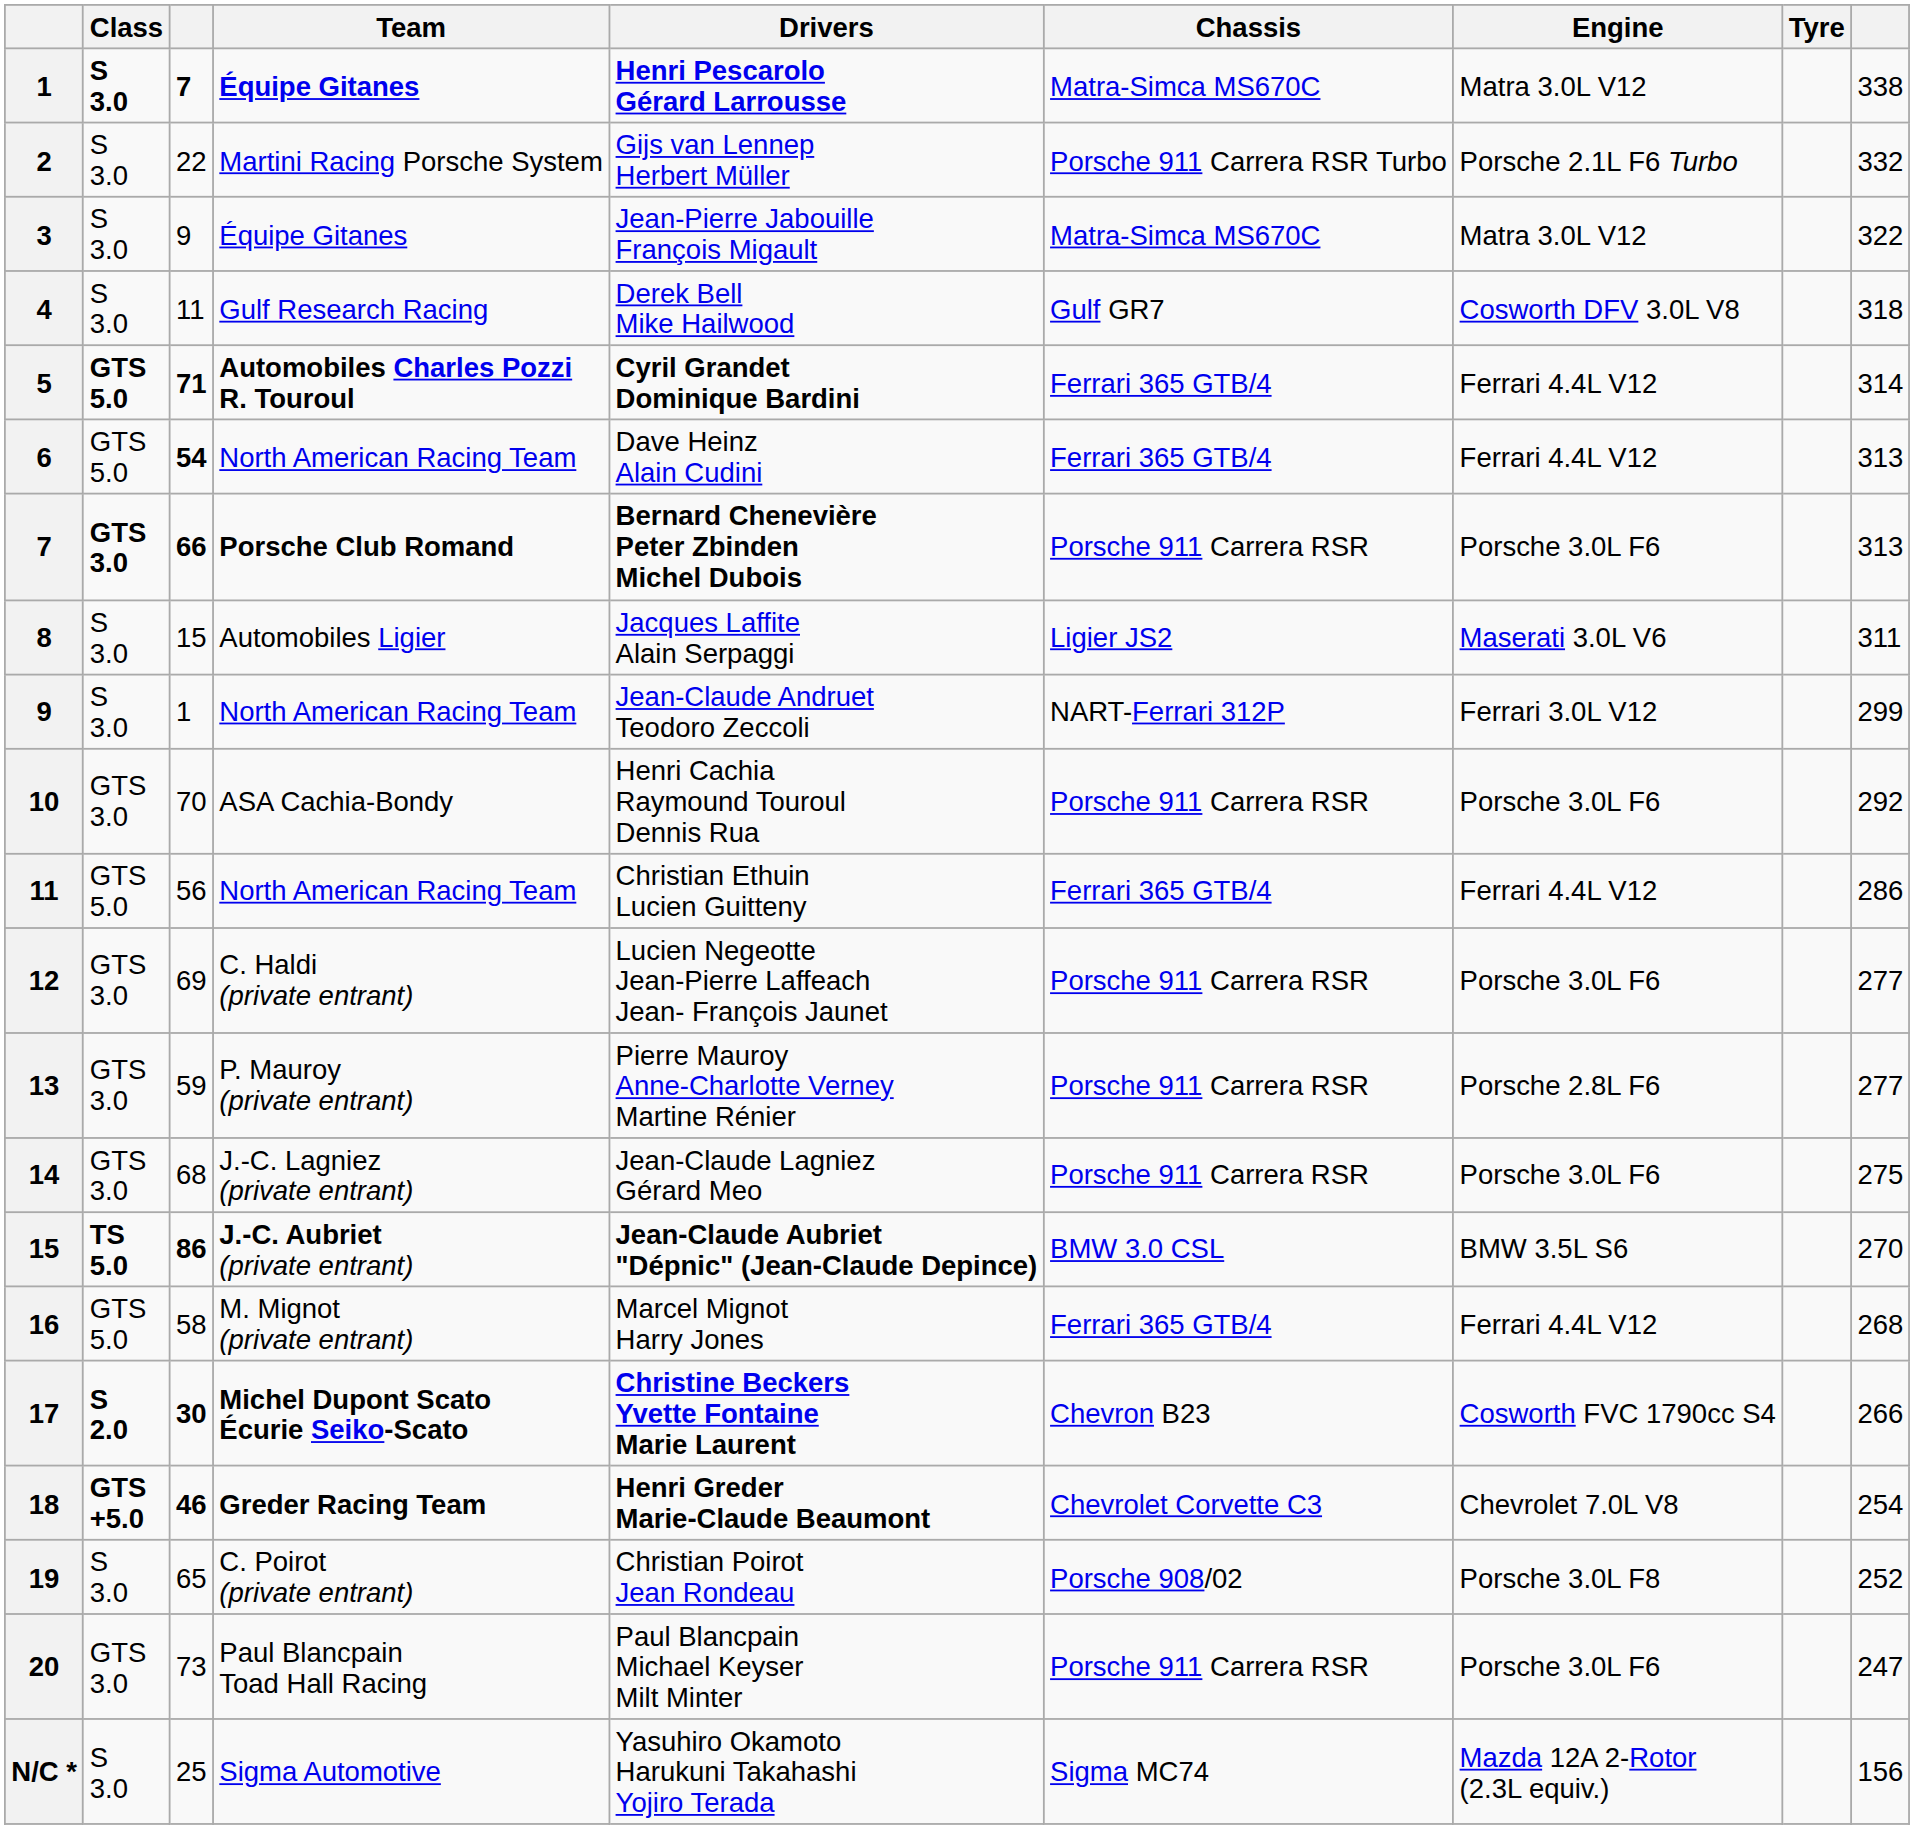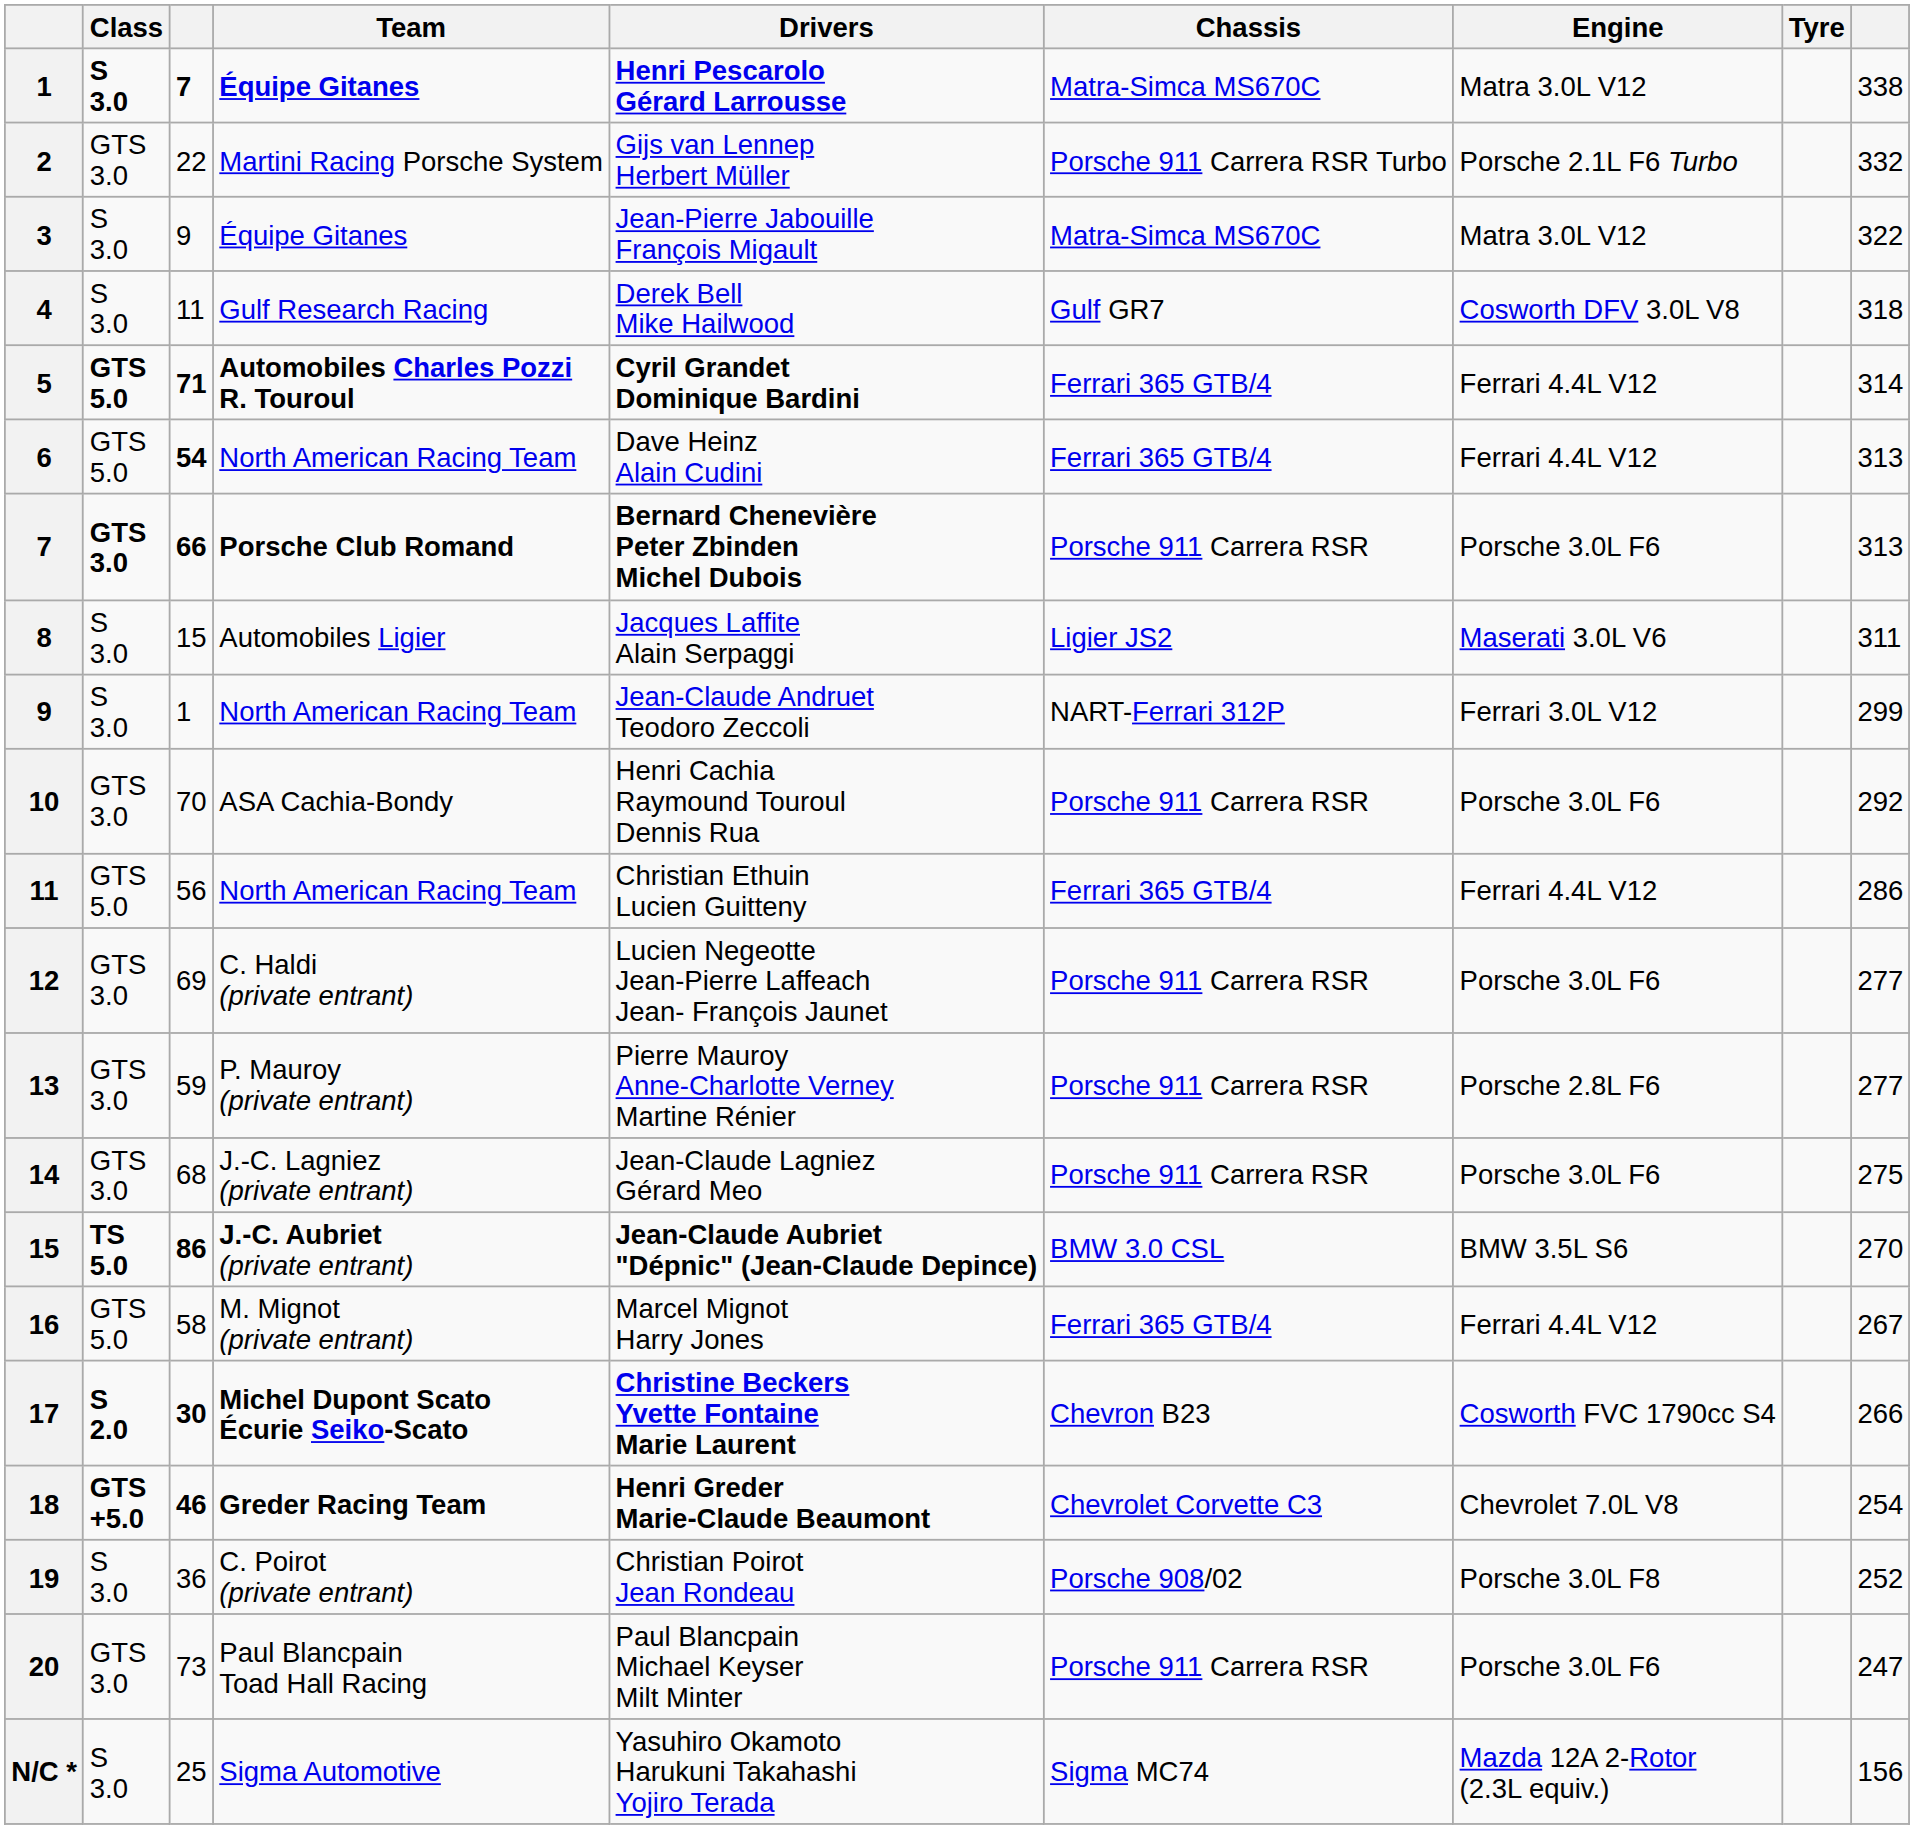(109, 160) S 3.0 -> (118, 160) GTS 3.0
(1880, 1324) 268 -> (1880, 1324) 267
(191, 1577) 65 -> (191, 1577) 36
